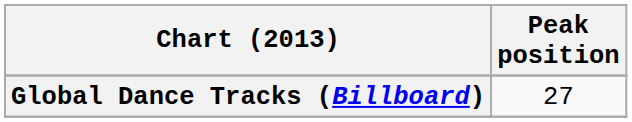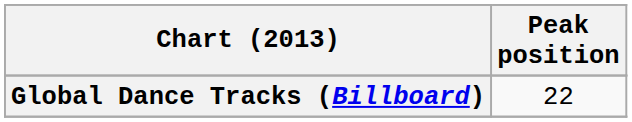(558, 97) 27 -> (558, 97) 22
